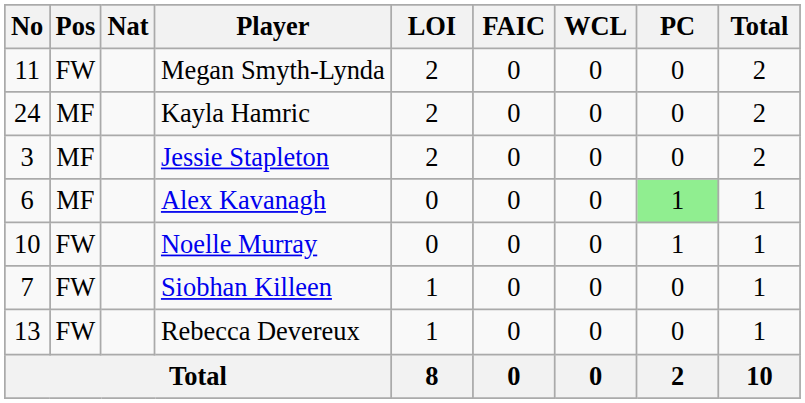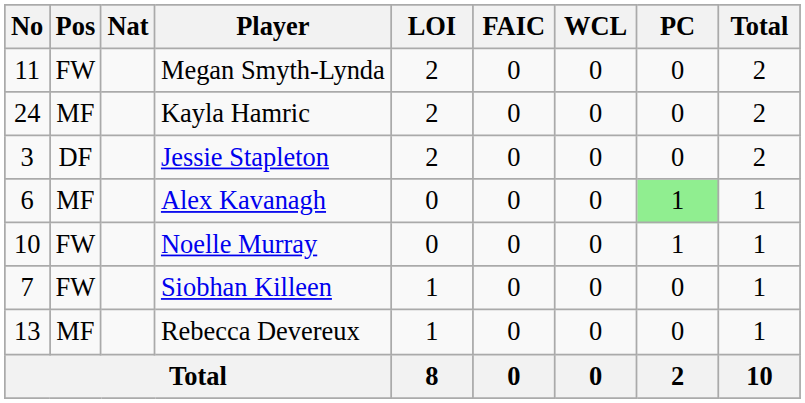(75, 157) MF -> (75, 157) DF
(75, 331) FW -> (75, 331) MF
